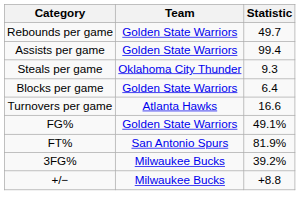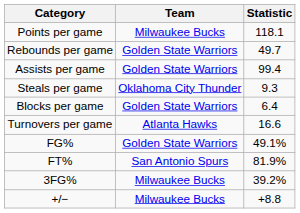+ row: (60, 32)
